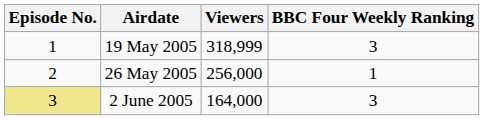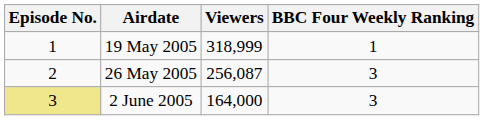(373, 45) 3 -> (373, 45) 1
(234, 73) 256,000 -> (234, 73) 256,087
(373, 73) 1 -> (373, 73) 3
